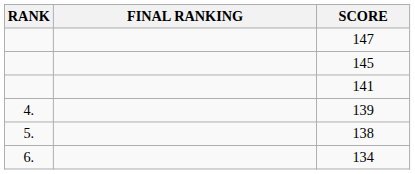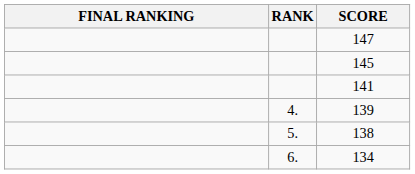columns swapped: (29, 16) <-> (185, 16)
